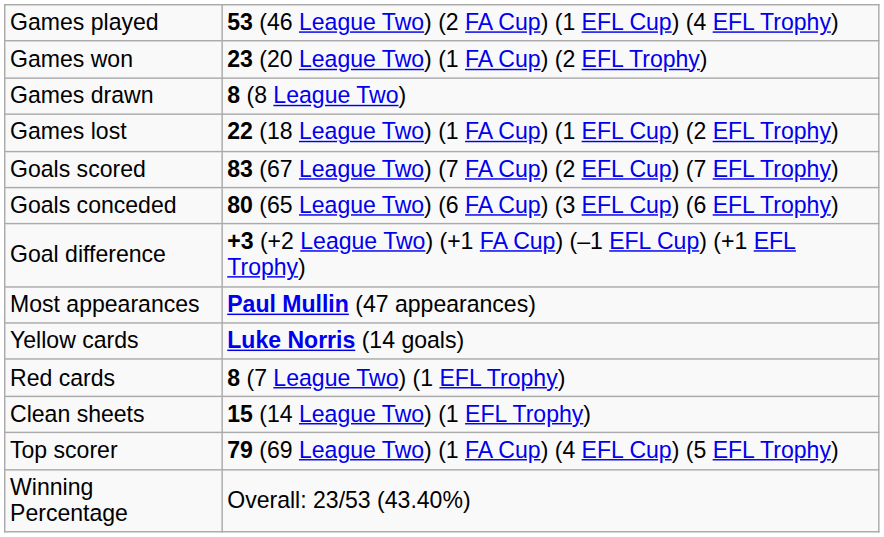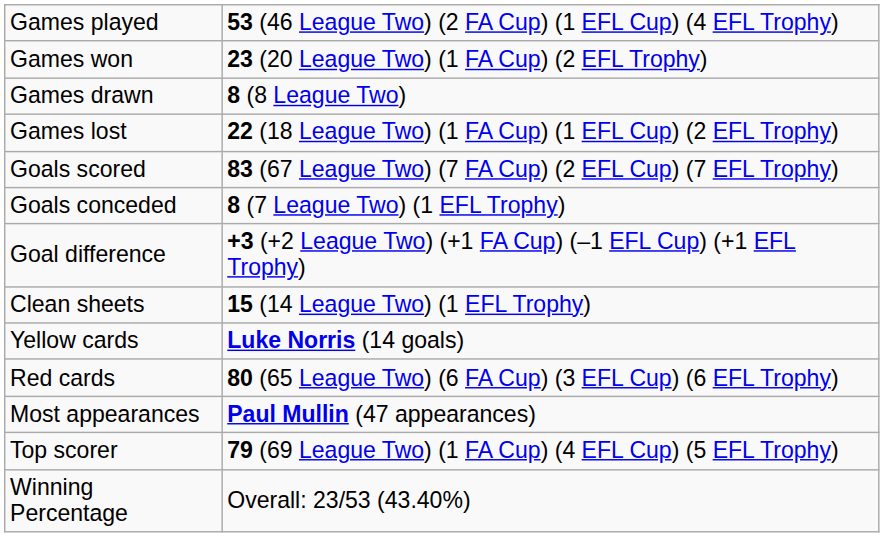(533, 205) 80 (65 League Two) (6 FA Cup) (3 EFL Cup) (6 EFL Trophy) -> (396, 205) 8 (7 League Two) (1 EFL Trophy)
rows swapped: (77, 414) <-> (105, 304)
(396, 377) 8 (7 League Two) (1 EFL Trophy) -> (533, 377) 80 (65 League Two) (6 FA Cup) (3 EFL Cup) (6 EFL Trophy)
